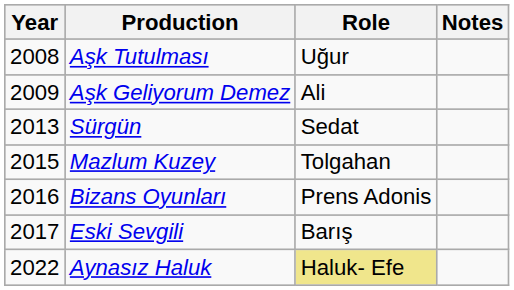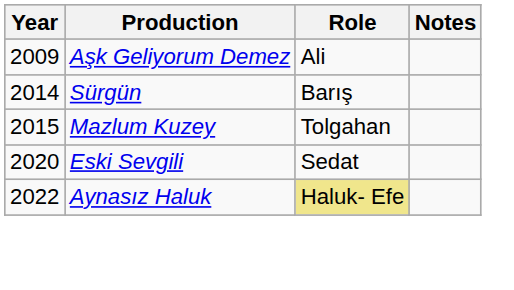- row: (139, 57)
(35, 127) 2013 -> (35, 92) 2014
(330, 127) Sedat -> (327, 92) Barış
- row: (148, 197)
(35, 232) 2017 -> (35, 162) 2020
(327, 232) Barış -> (330, 162) Sedat
